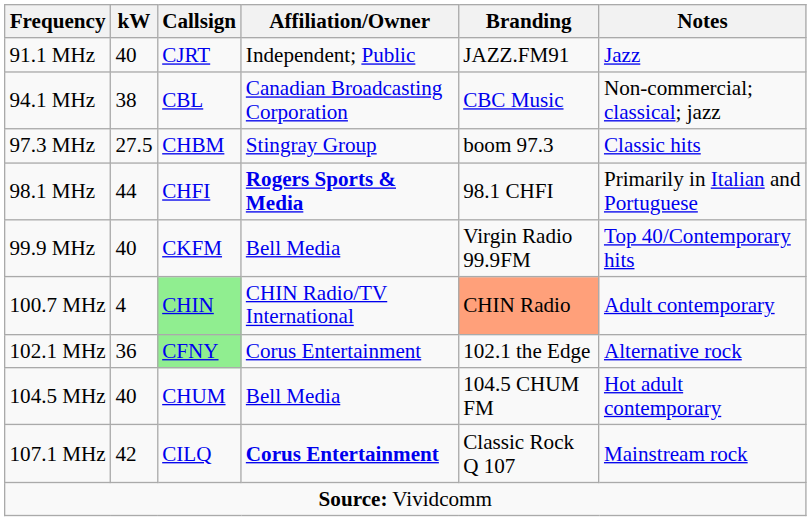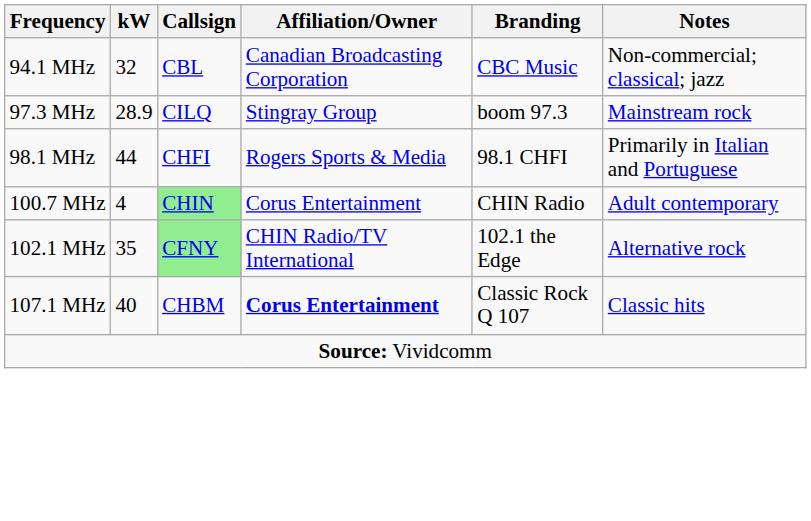- row: (52, 54)
(126, 100) 38 -> (126, 66) 32
(134, 145) 27.5 -> (134, 111) 28.9
(193, 145) CHBM -> (187, 111) CILQ
(652, 145) Classic hits -> (680, 111) Mainstream rock
(321, 190) bold -> (346, 157) normal
- row: (52, 248)
(317, 305) CHIN Radio/TV International -> (334, 202) Corus Entertainment
(517, 305) lightsalmon background -> (531, 202) no background
(126, 350) 36 -> (126, 248) 35
(334, 350) Corus Entertainment -> (317, 248) CHIN Radio/TV International
- row: (58, 396)
(126, 453) 42 -> (126, 305) 40
(187, 453) CILQ -> (193, 305) CHBM
(676, 453) Mainstream rock -> (656, 305) Classic hits
